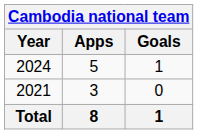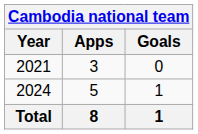rows swapped: (34, 91) <-> (34, 66)
